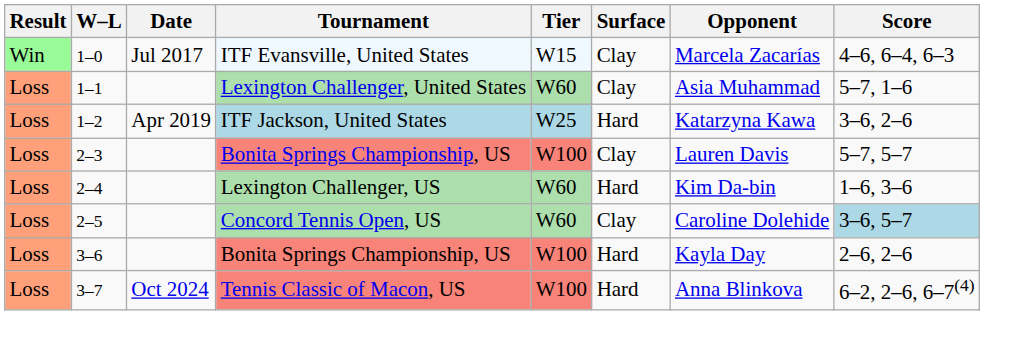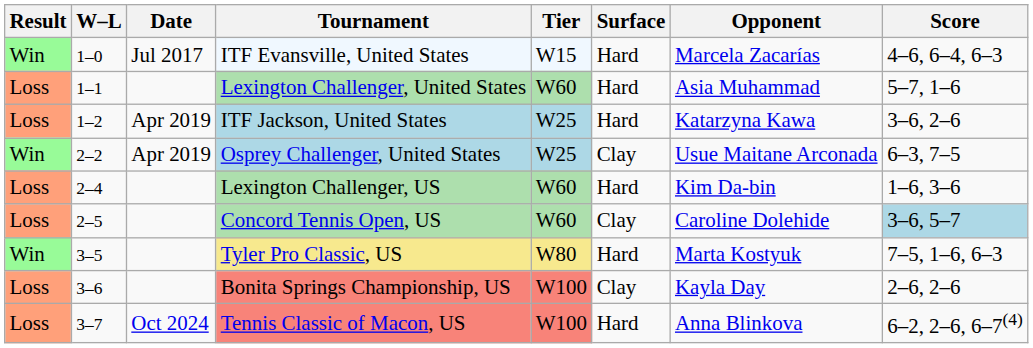(616, 54) Clay -> (618, 54) Hard
(616, 87) Clay -> (618, 87) Hard
+ row: (89, 155)
- row: (89, 155)
+ row: (89, 255)
(618, 253) Hard -> (616, 287) Clay
